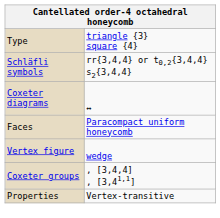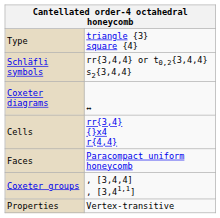+ row: (20, 132)
- row: (41, 151)
